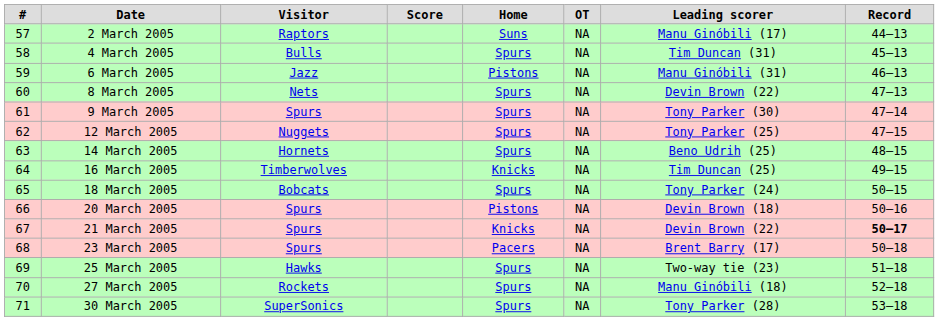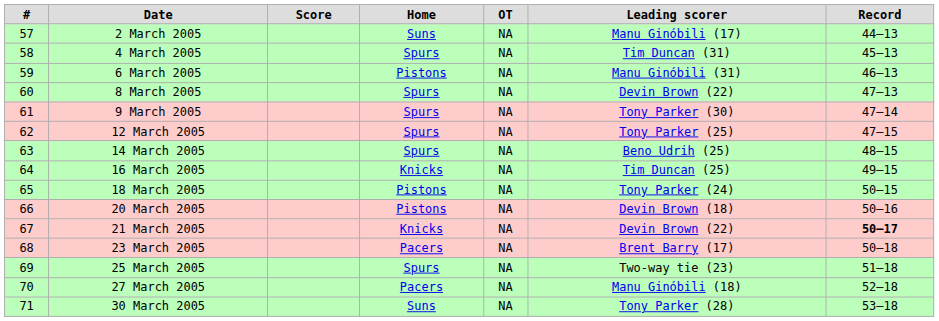- column: (304, 14)
(513, 190) Spurs -> (421, 190) Pistons
(513, 287) Spurs -> (421, 287) Pacers
(513, 307) Spurs -> (421, 307) Suns
